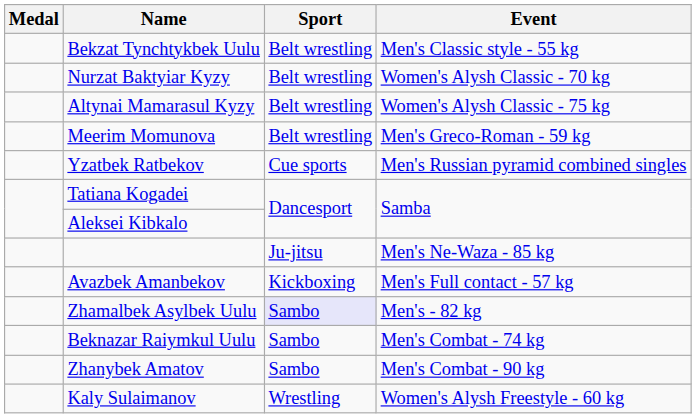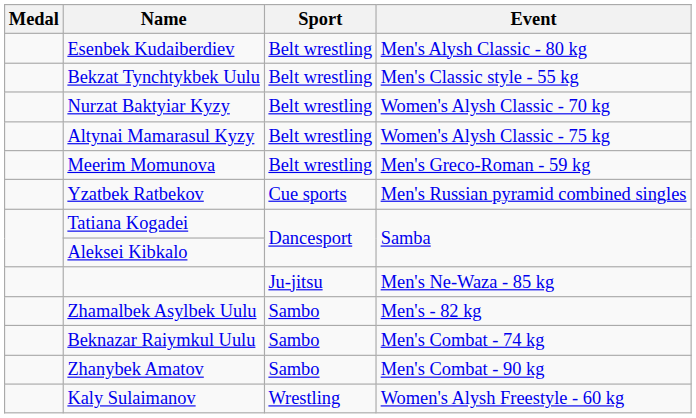+ row: (151, 48)
- row: (146, 281)
(294, 310) lavender background -> (294, 310) no background
